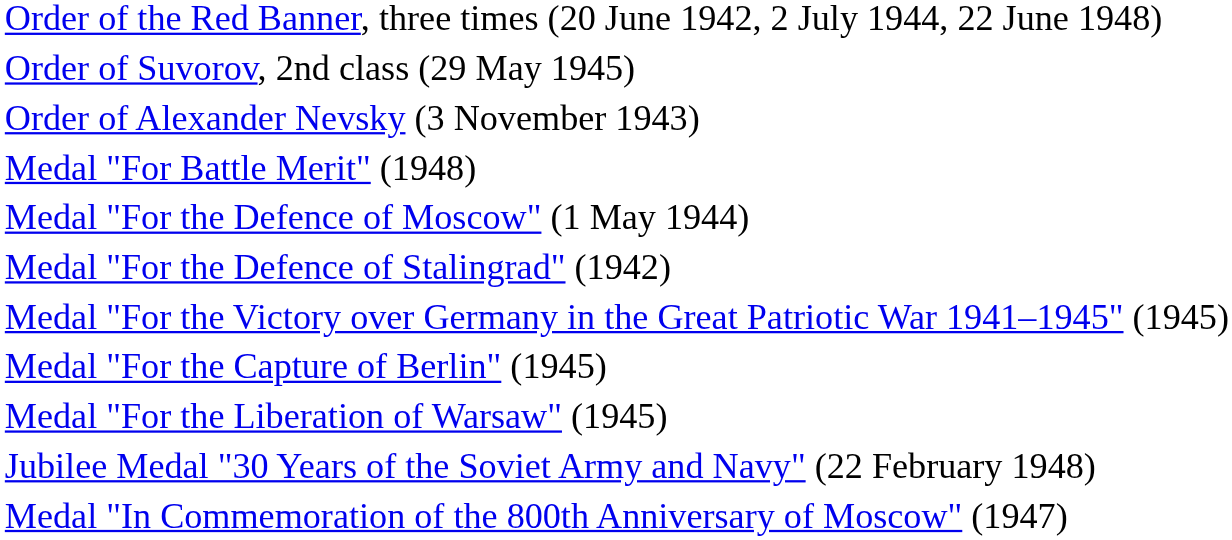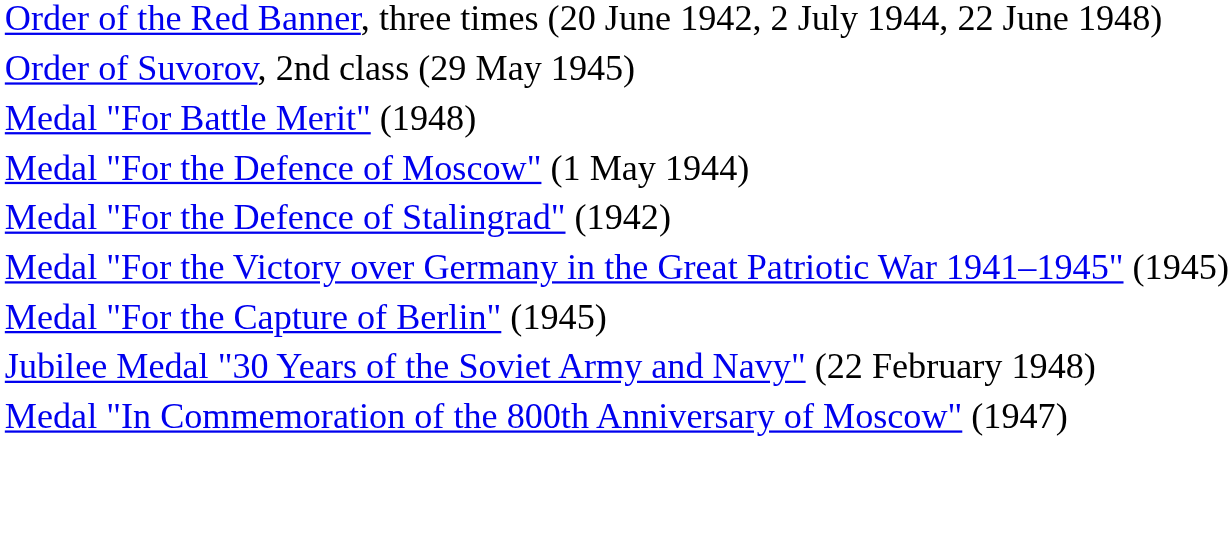- row: (352, 117)
- row: (336, 416)
